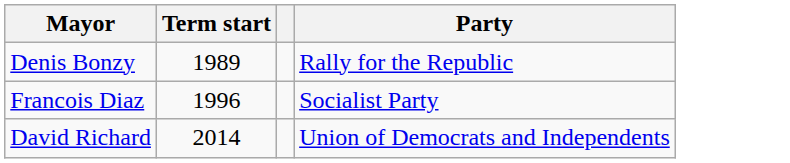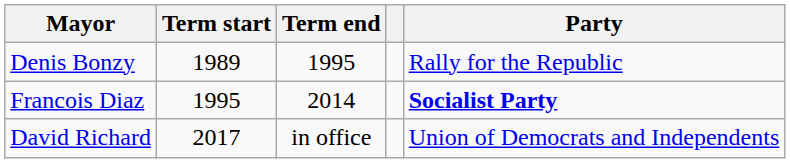+ column: (331, 23)
(217, 99) 1996 -> (217, 99) 1995
(369, 99) normal -> (483, 99) bold
(217, 137) 2014 -> (217, 137) 2017
